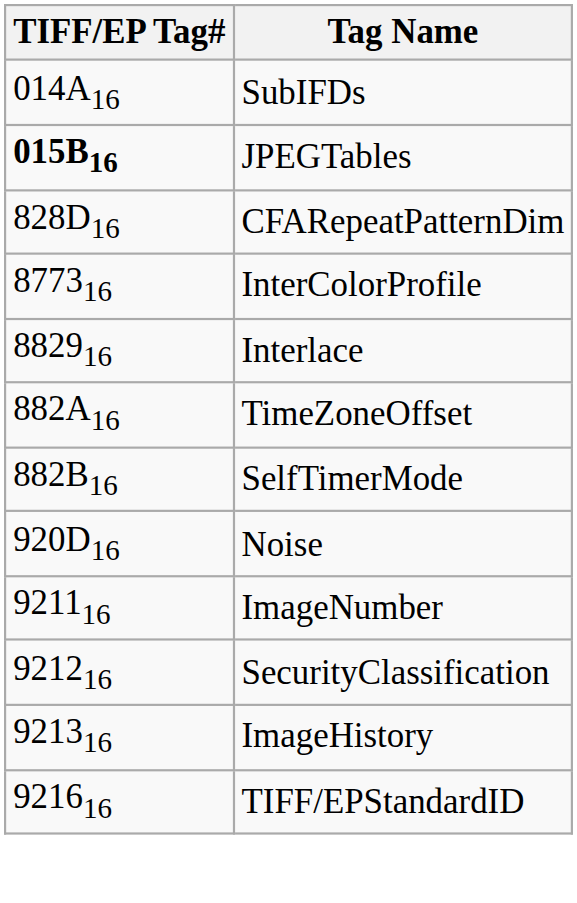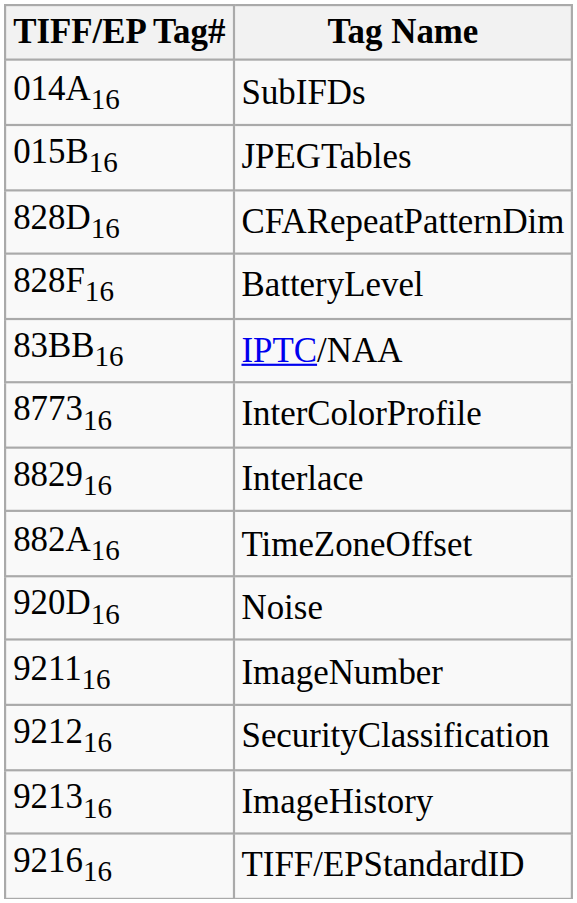(65, 156) bold -> (65, 156) normal
+ row: (333, 285)
+ row: (322, 349)
- row: (352, 478)
